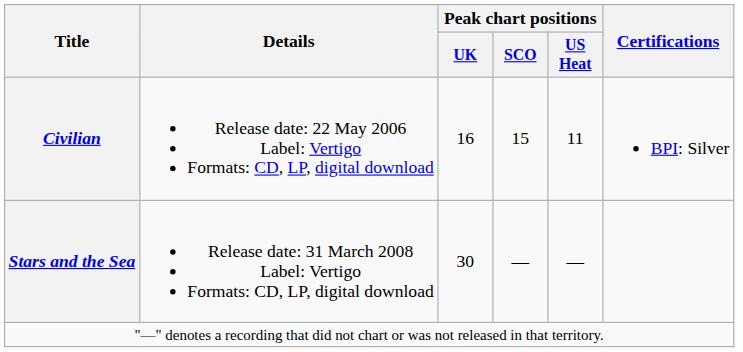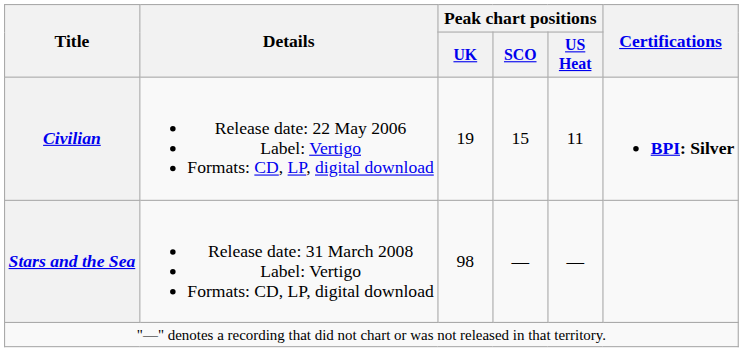(465, 138) 16 -> (465, 138) 19
(668, 148) normal -> (670, 148) bold
(465, 261) 30 -> (465, 261) 98
